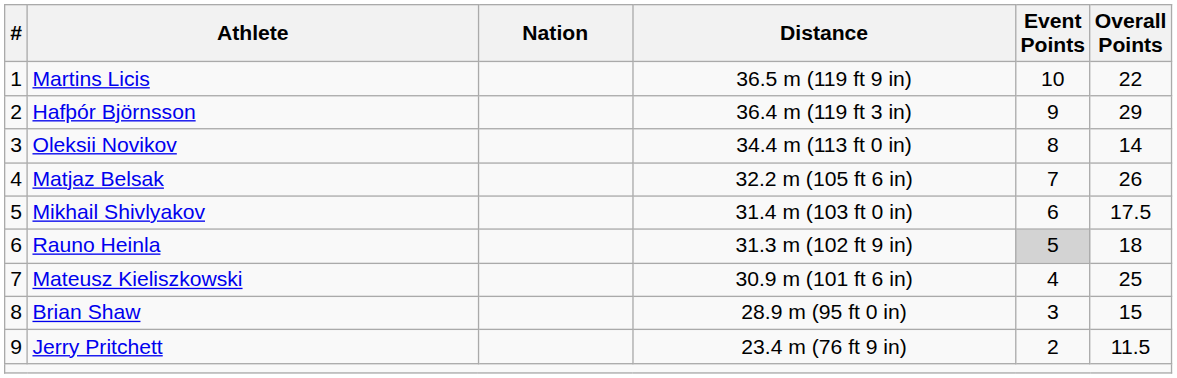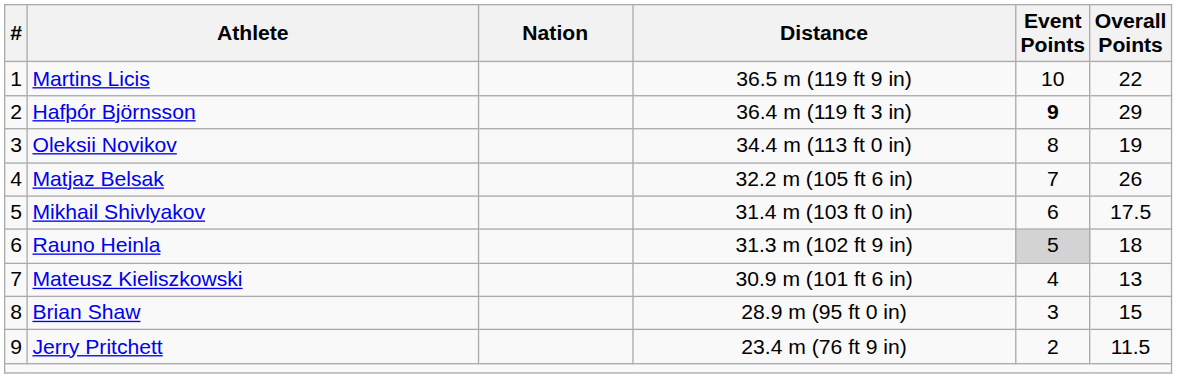(1053, 111) normal -> (1053, 111) bold
(1131, 145) 14 -> (1131, 145) 19
(1131, 279) 25 -> (1131, 279) 13
